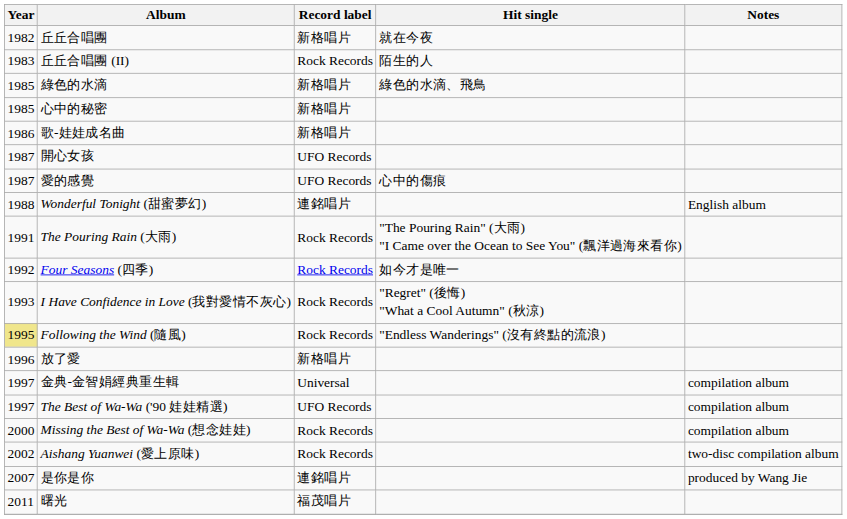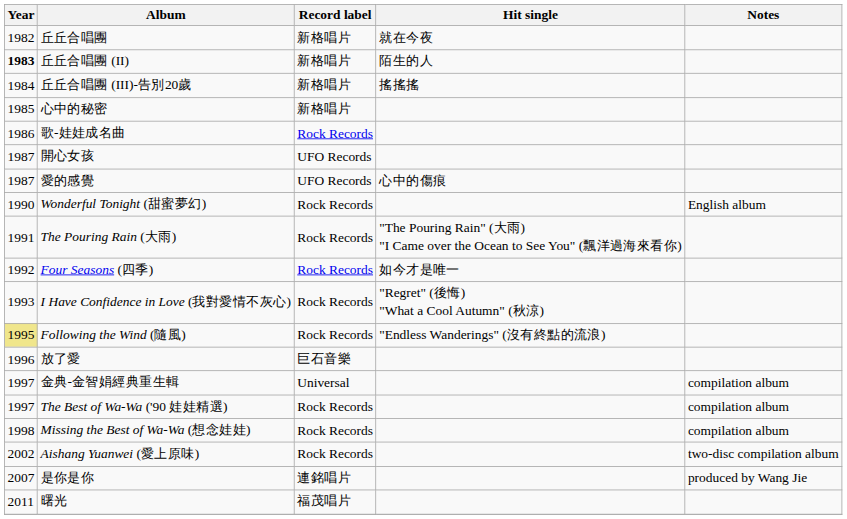(21, 61) normal -> (21, 61) bold
(335, 61) Rock Records -> (324, 61) 新格唱片
+ row: (116, 84)
- row: (74, 84)
(324, 132) 新格唱片 -> (335, 133) Rock Records
(21, 204) 1988 -> (21, 204) 1990
(324, 204) 連銘唱片 -> (335, 204) Rock Records
(324, 358) 新格唱片 -> (324, 358) 巨石音樂
(334, 406) UFO Records -> (335, 406) Rock Records
(21, 430) 2000 -> (21, 430) 1998
